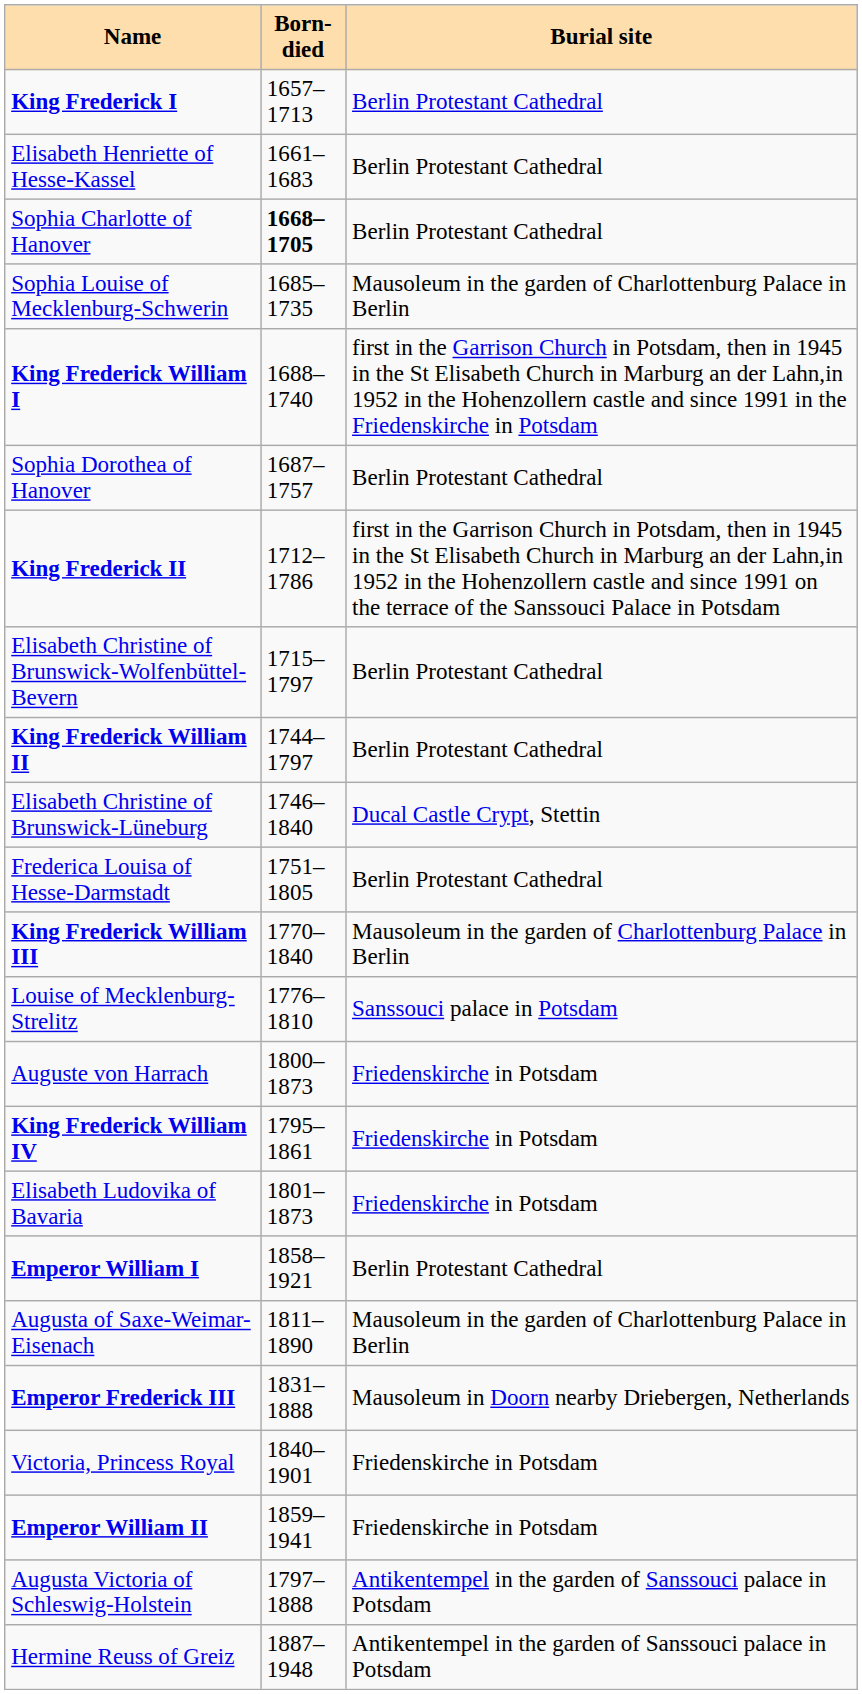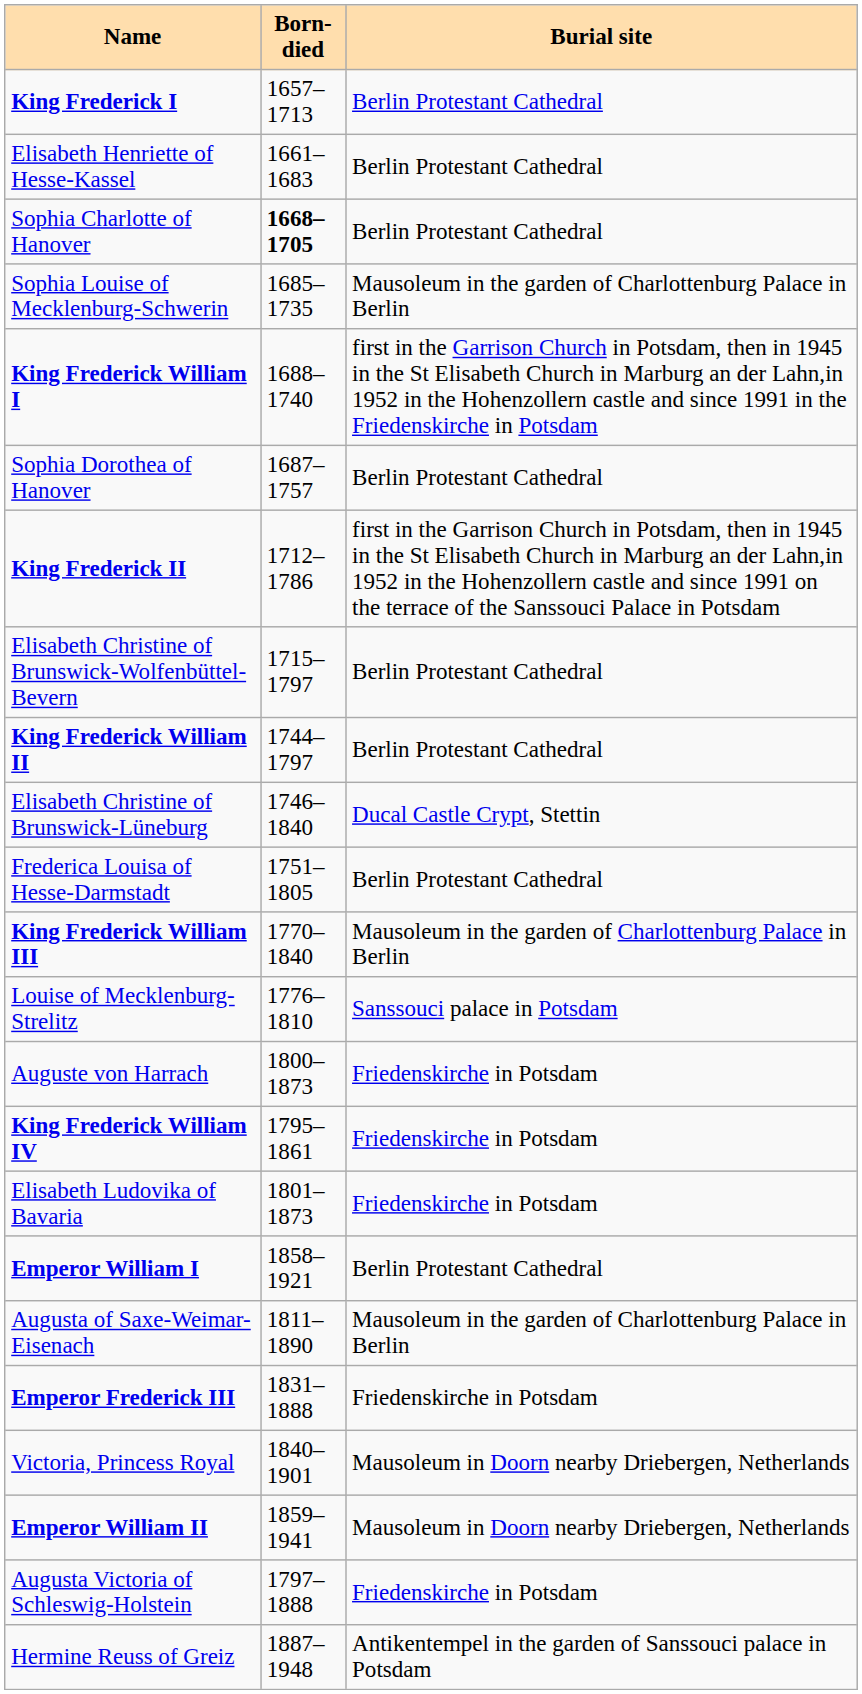(601, 1397) Mausoleum in Doorn nearby Driebergen, Netherlands -> (475, 1397) Friedenskirche in Potsdam
(475, 1462) Friedenskirche in Potsdam -> (601, 1462) Mausoleum in Doorn nearby Driebergen, Netherlands
(475, 1527) Friedenskirche in Potsdam -> (601, 1527) Mausoleum in Doorn nearby Driebergen, Netherlands
(589, 1592) Antikentempel in the garden of Sanssouci palace in Potsdam -> (475, 1592) Friedenskirche in Potsdam
